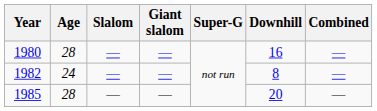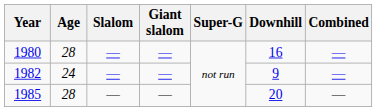(276, 73) 8 -> (276, 73) 9
